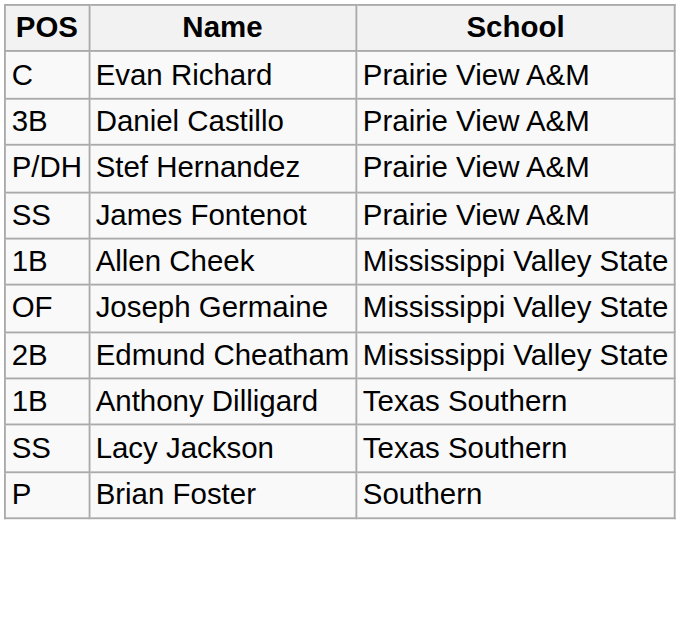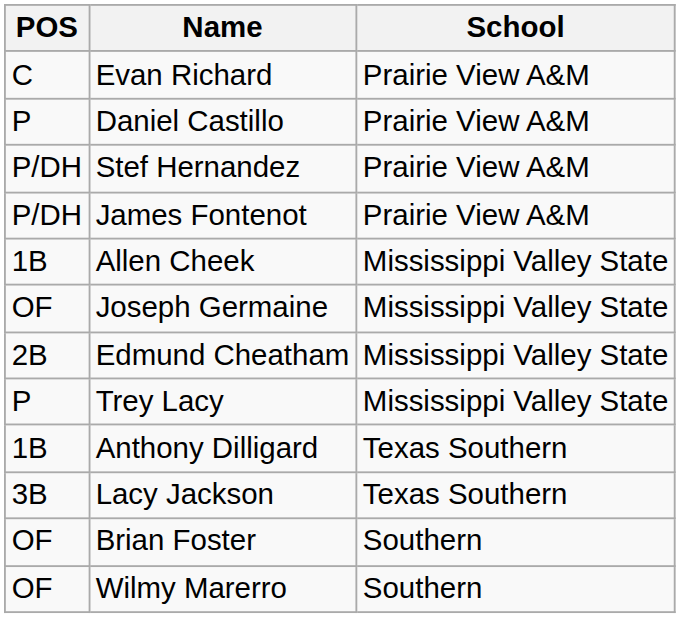(30, 121) 3B -> (22, 121) P
(31, 214) SS -> (47, 214) P/DH
+ row: (160, 401)
(31, 448) SS -> (30, 494) 3B
(22, 494) P -> (32, 541) OF
+ row: (191, 588)
